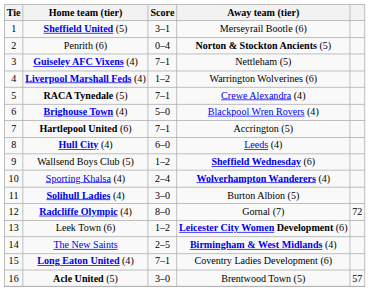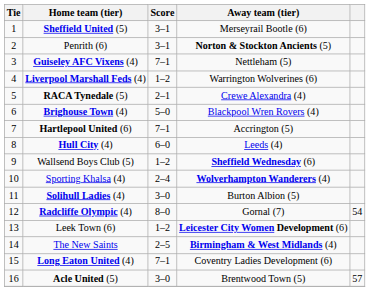(162, 45) 0–4 -> (162, 45) 3–1
(162, 95) 7–1 -> (162, 95) 2–1
(357, 211) 72 -> (357, 211) 54
